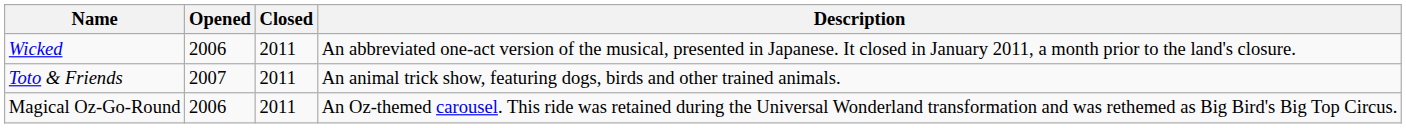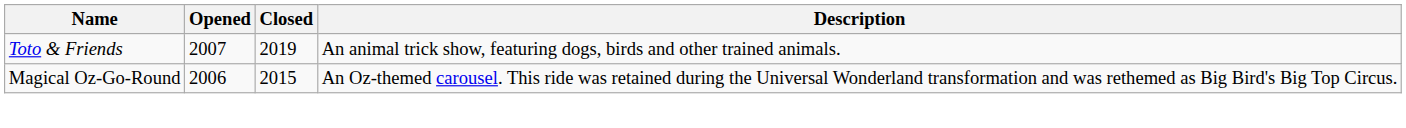- row: (36, 48)
(278, 78) 2011 -> (278, 48) 2019
(278, 107) 2011 -> (278, 78) 2015
